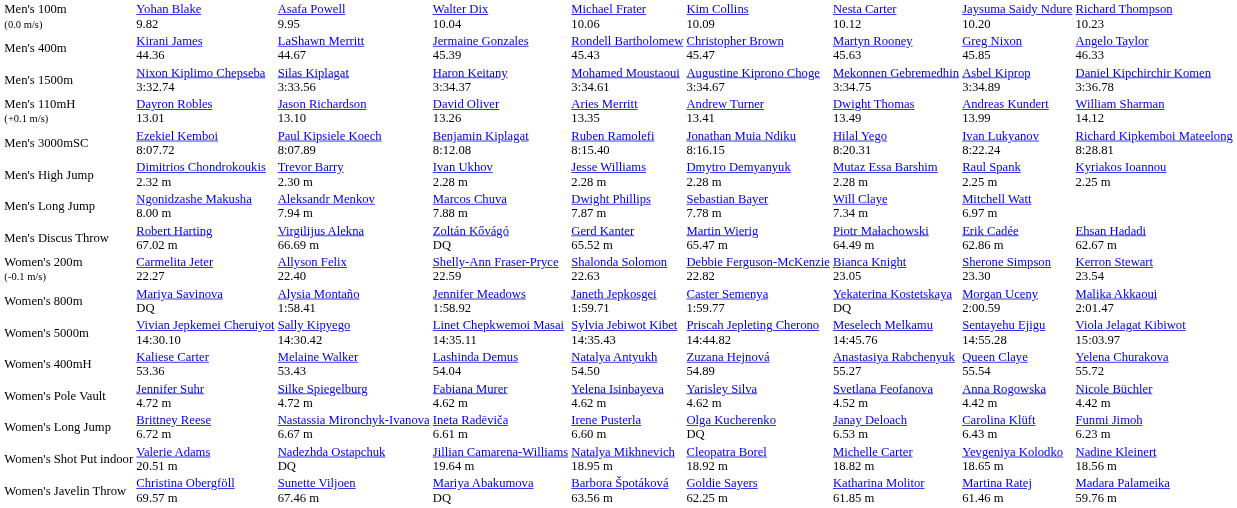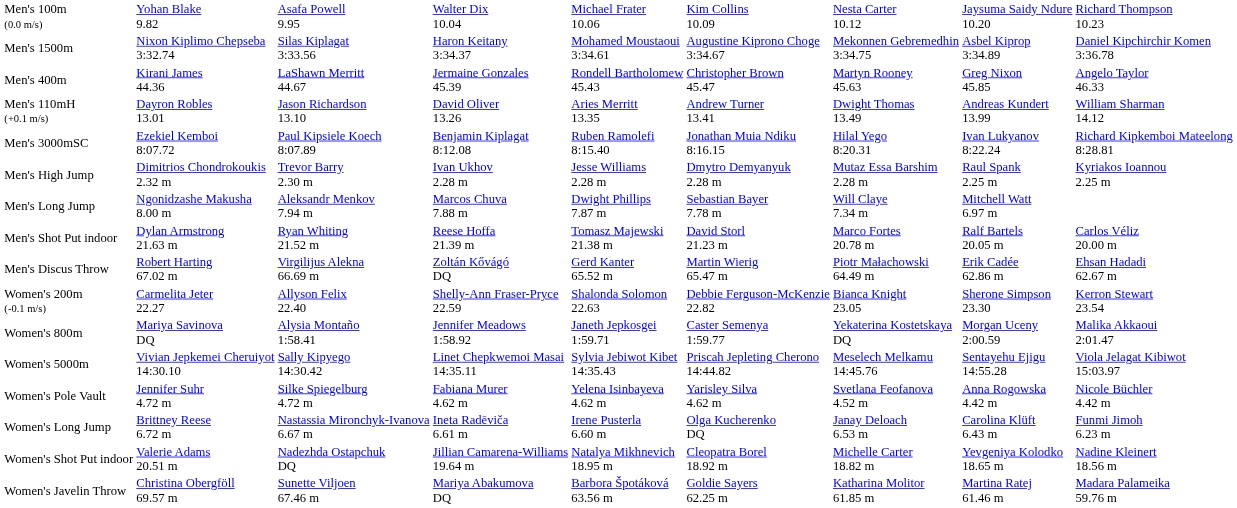rows swapped: (36, 48) <-> (39, 79)
+ row: (61, 237)
- row: (48, 364)
